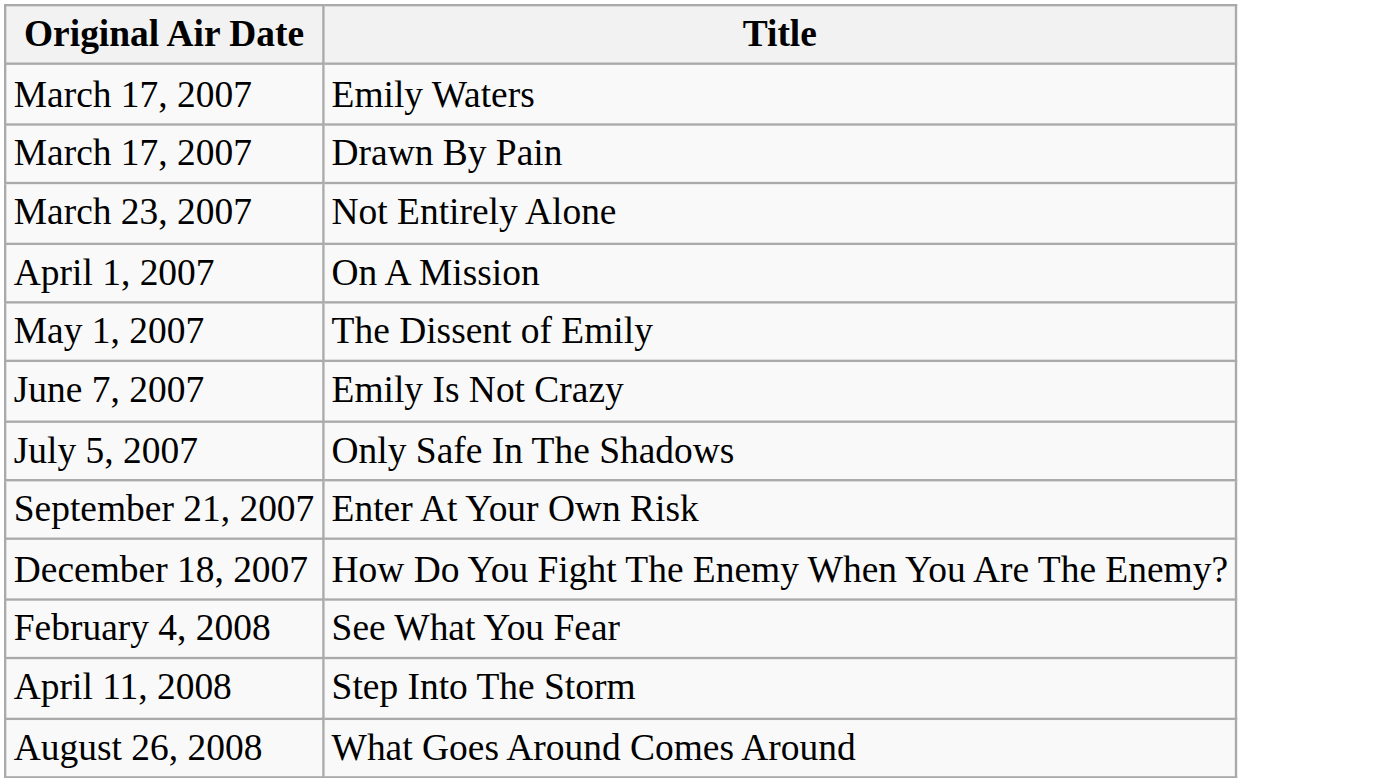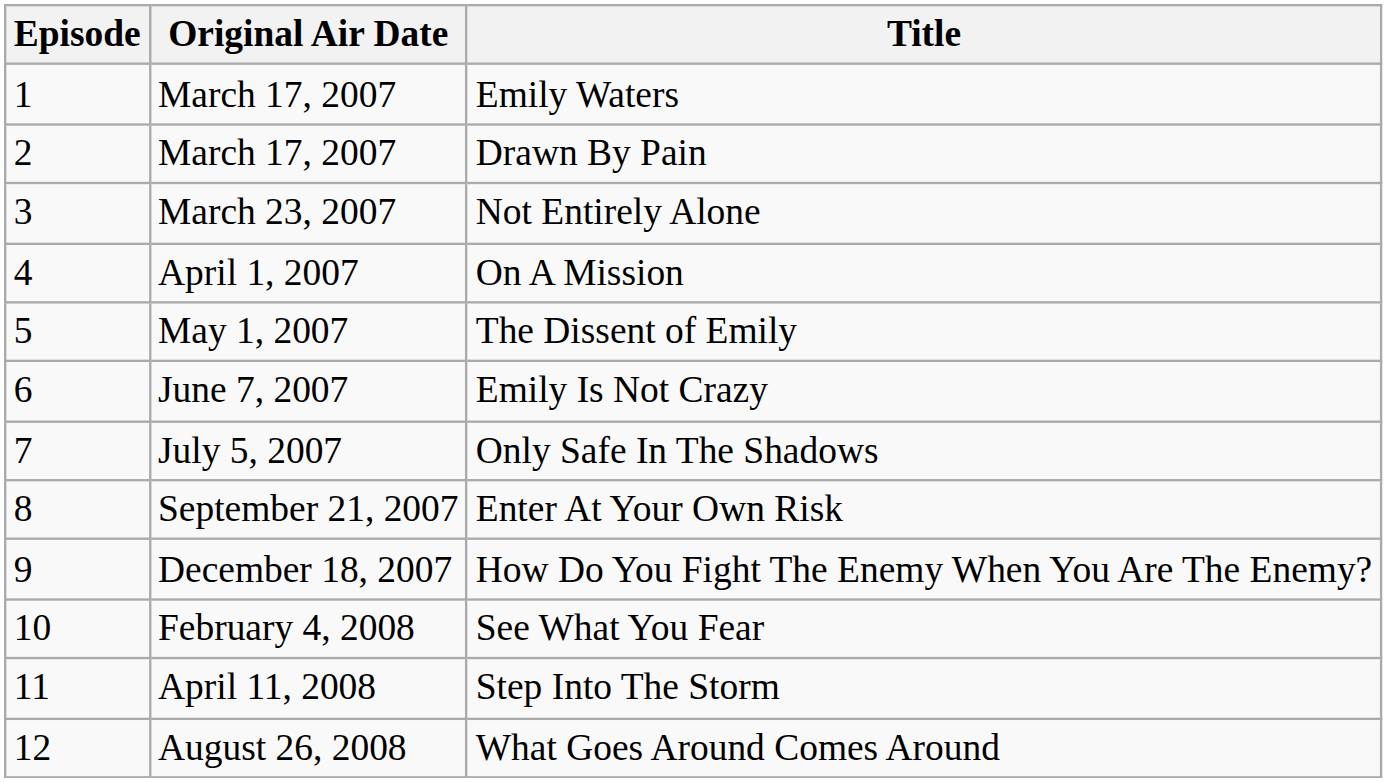+ column: (77, 34)
